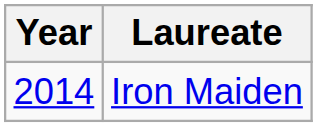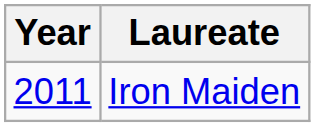(54, 90) 2014 -> (53, 90) 2011
